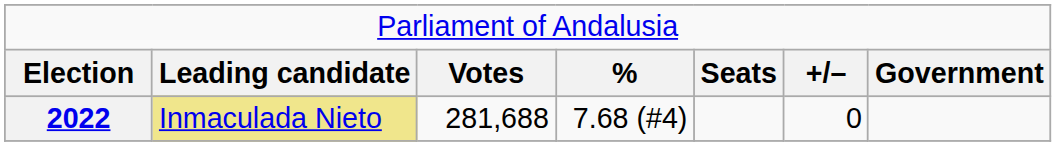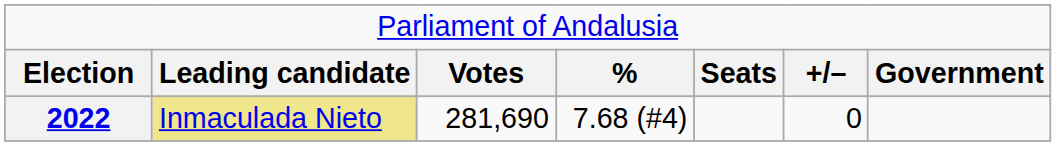(497, 118) 281,688 -> (497, 118) 281,690
